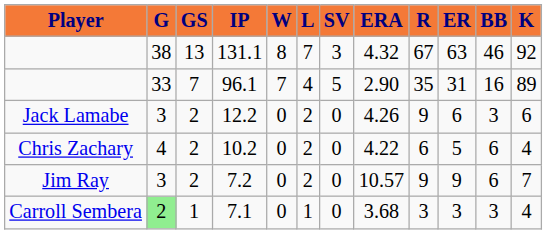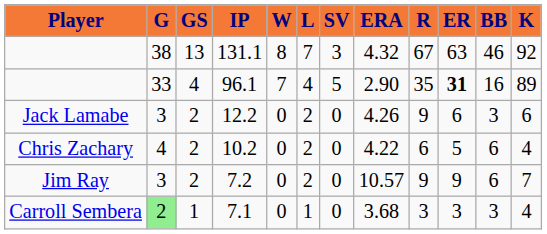(194, 84) 7 -> (194, 84) 4
(457, 84) normal -> (457, 84) bold
